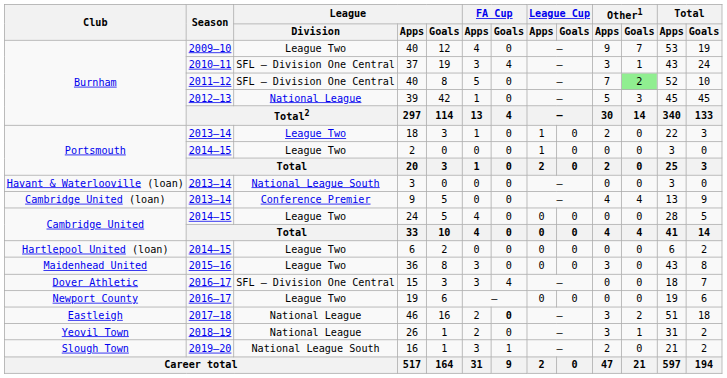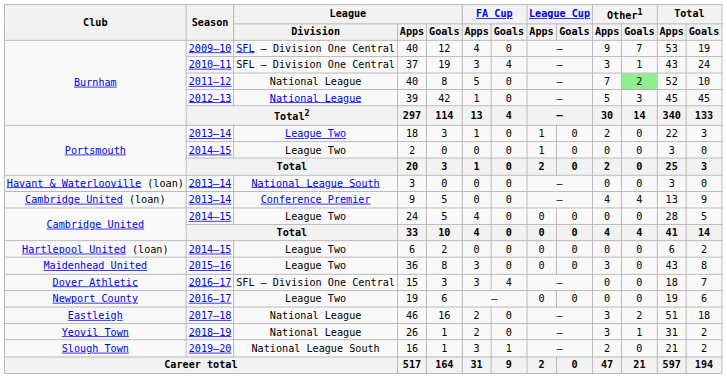(316, 48) League Two -> (316, 48) SFL – Division One Central
(316, 81) SFL – Division One Central -> (316, 81) National League
(509, 315) bold -> (509, 315) normal
